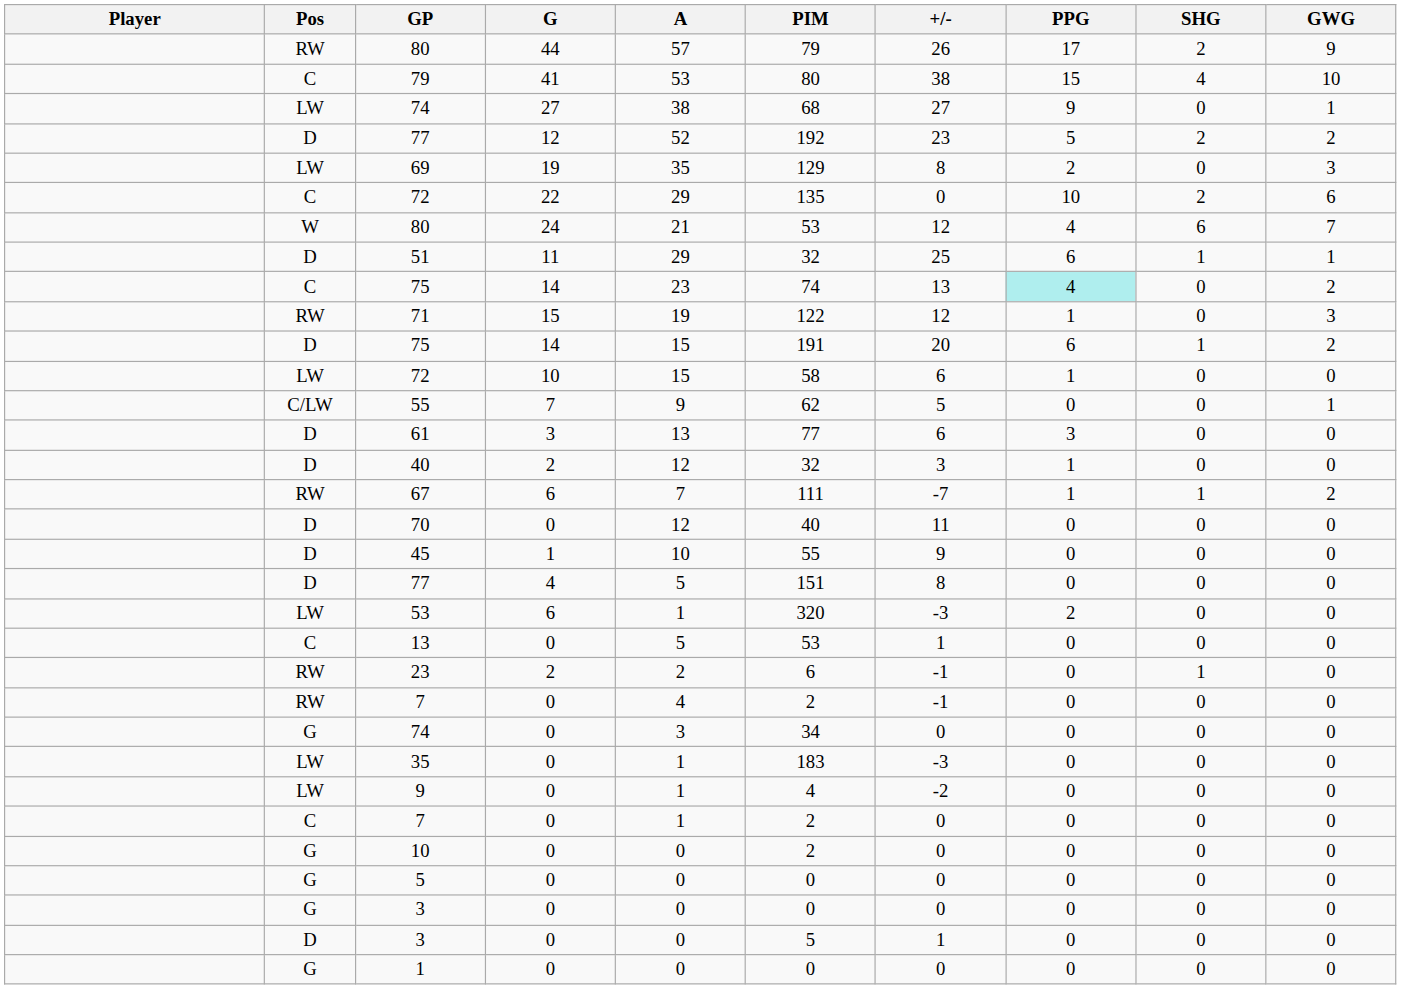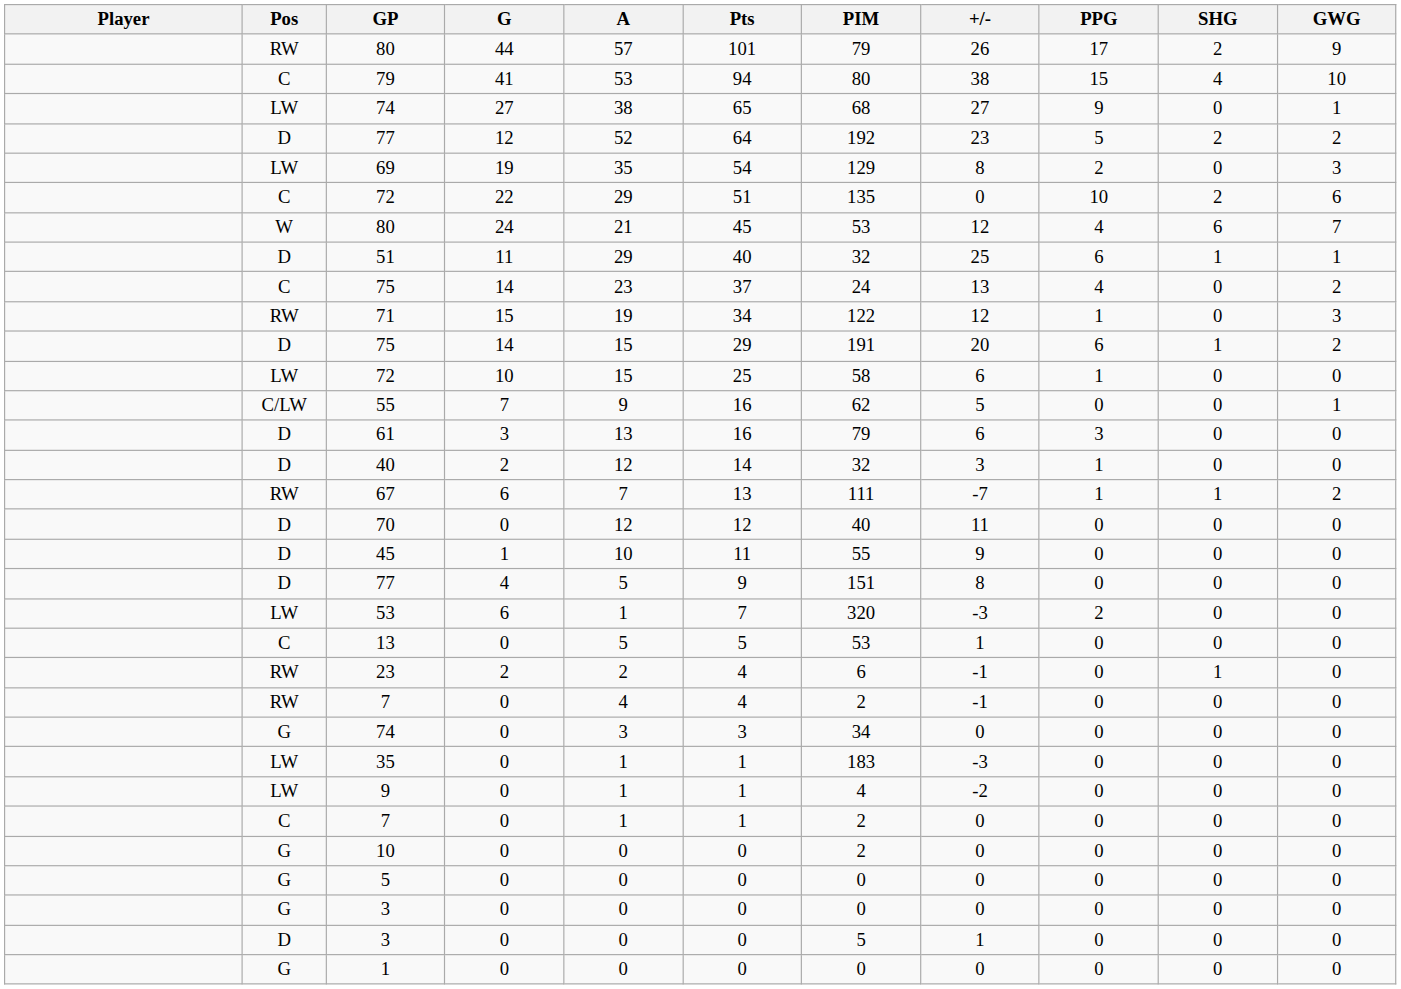+ column: (742, 19)
(811, 286) 74 -> (861, 286) 24
(1071, 286) paleturquoise background -> (1099, 286) no background
(811, 434) 77 -> (861, 434) 79
